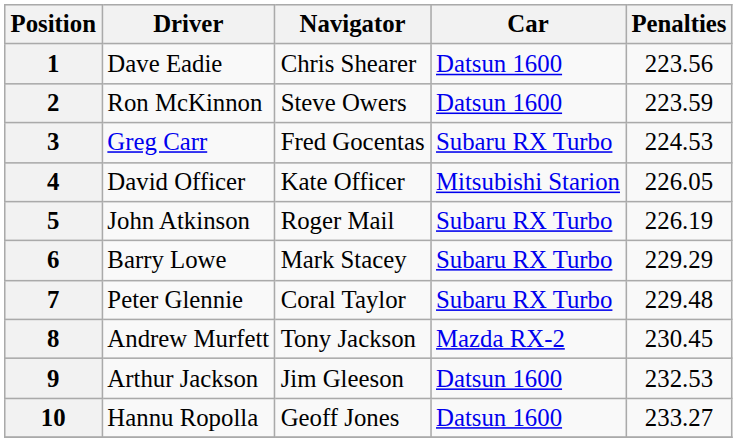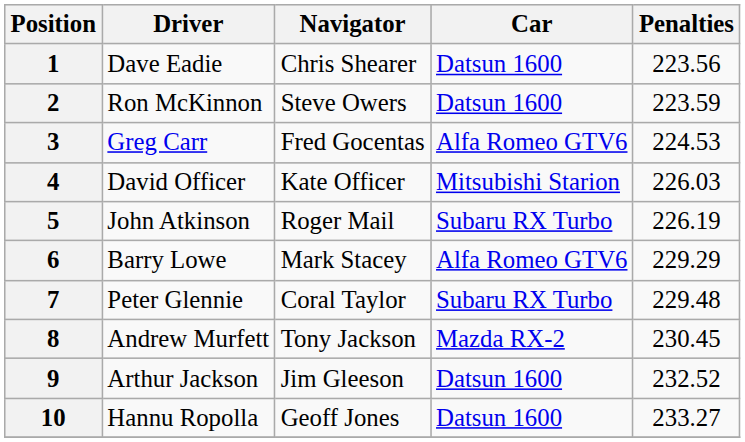(524, 142) Subaru RX Turbo -> (532, 142) Alfa Romeo GTV6
(679, 181) 226.05 -> (686, 181) 226.03
(524, 260) Subaru RX Turbo -> (532, 260) Alfa Romeo GTV6
(679, 378) 232.53 -> (686, 378) 232.52
